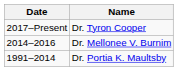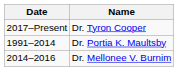rows swapped: (122, 43) <-> (119, 58)
